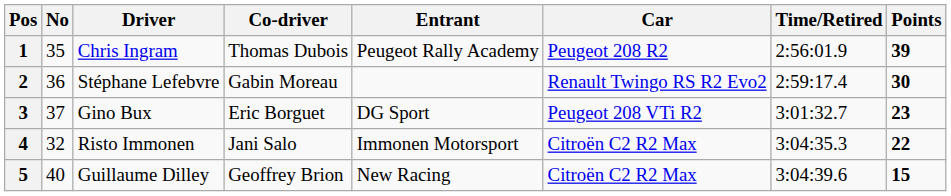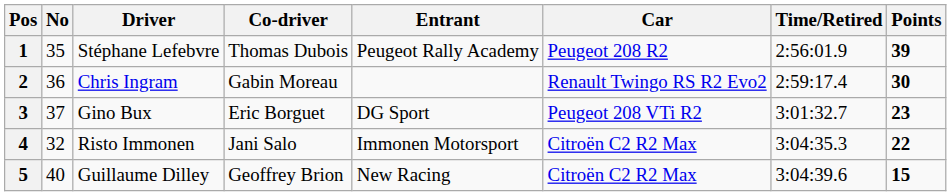(128, 51) Chris Ingram -> (149, 51) Stéphane Lefebvre
(149, 82) Stéphane Lefebvre -> (128, 82) Chris Ingram
